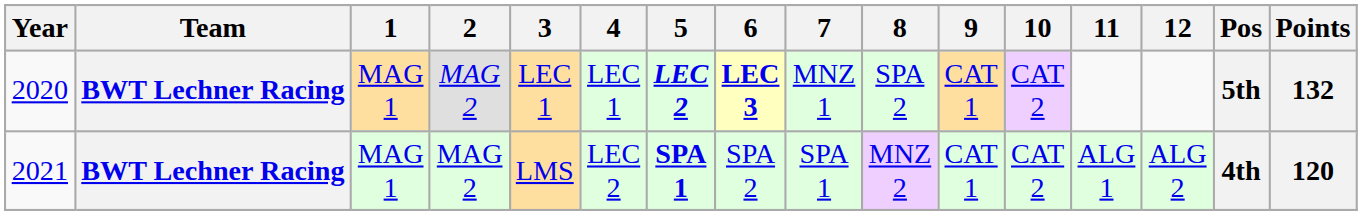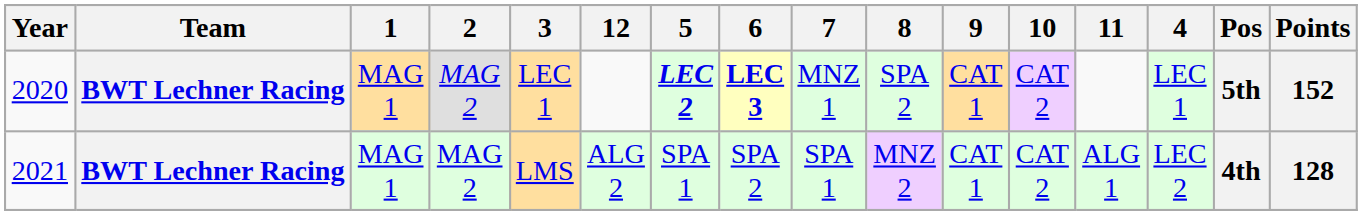columns swapped: (614, 27) <-> (1178, 27)
(1313, 90) 132 -> (1313, 90) 152
(681, 169) bold -> (686, 169) normal
(1313, 169) 120 -> (1313, 169) 128
